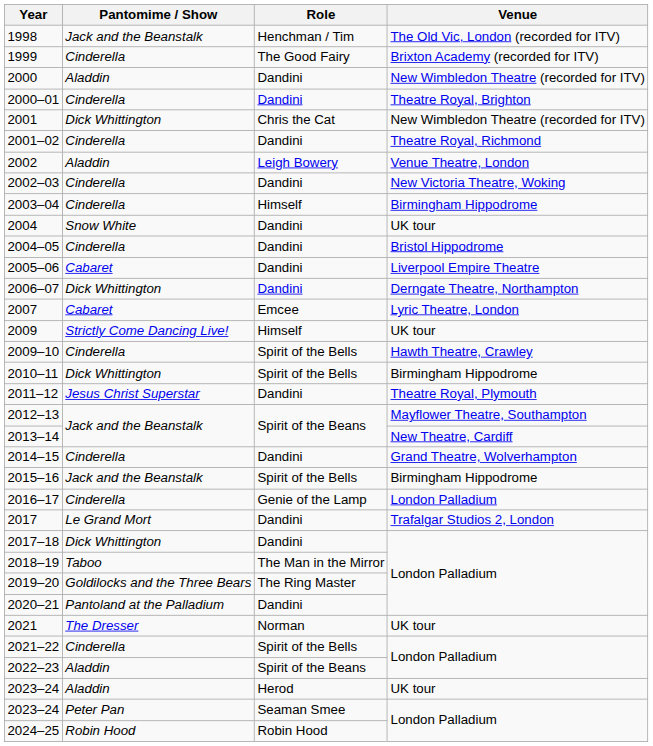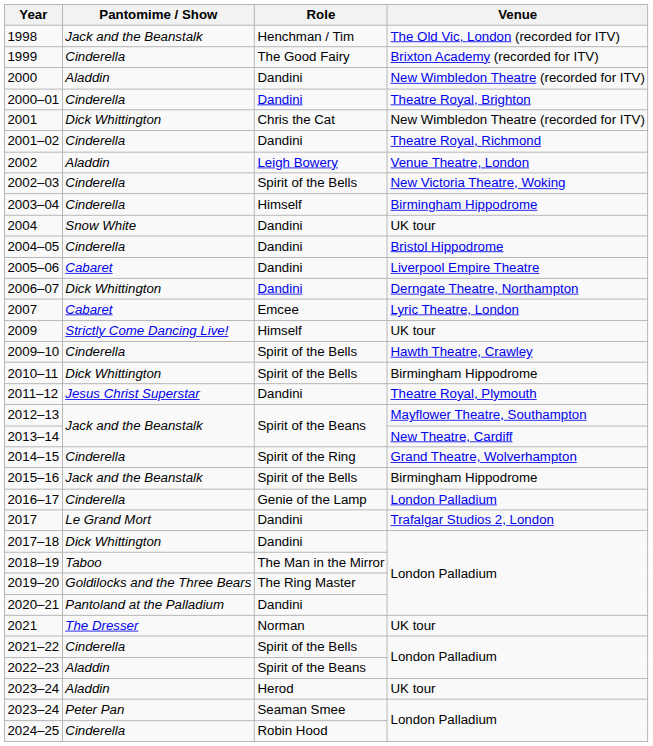(280, 183) Dandini -> (307, 183) Spirit of the Bells
(280, 457) Dandini -> (307, 457) Spirit of the Ring
(100, 731) Robin Hood -> (95, 731) Cinderella
